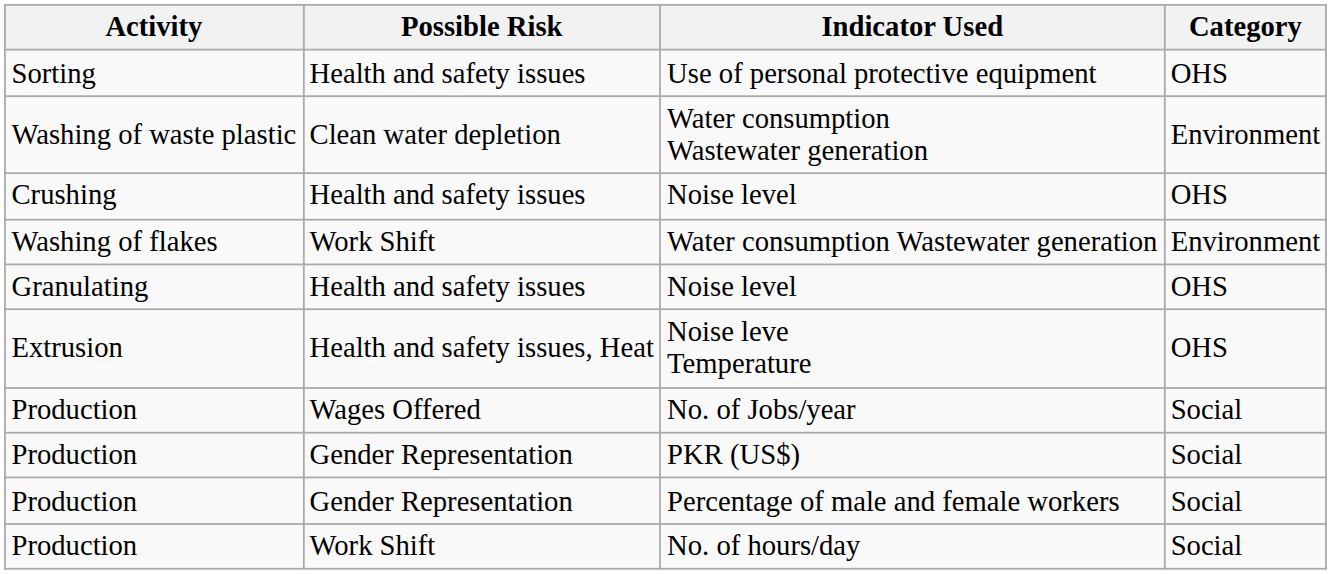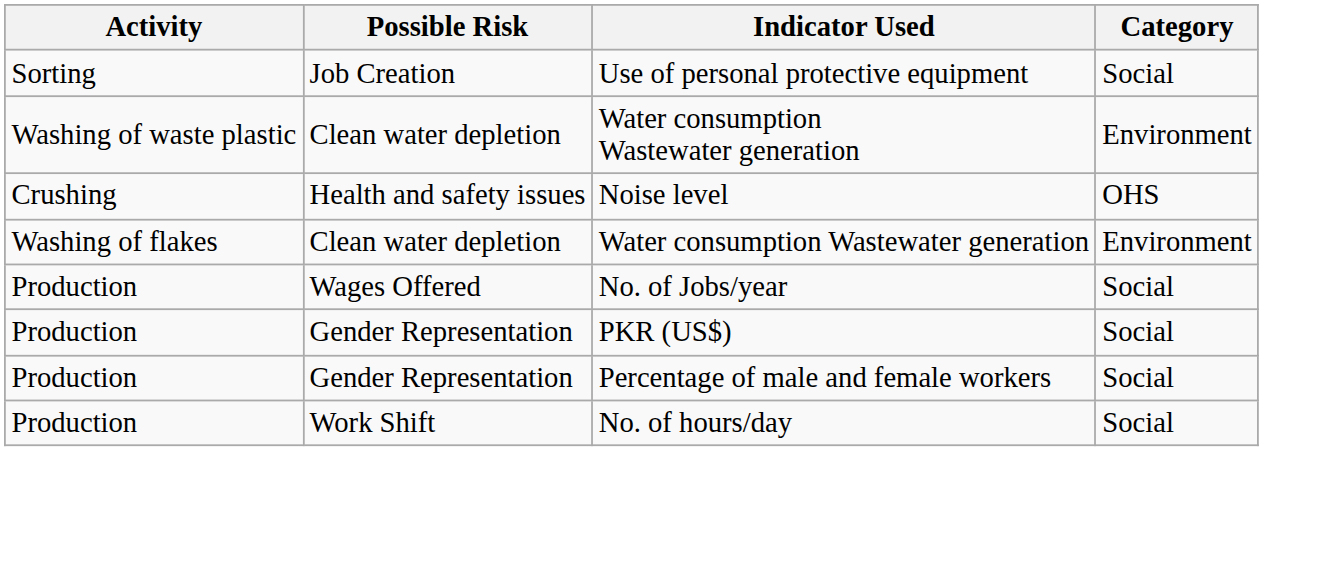(448, 72) Health and safety issues -> (382, 72) Job Creation
(1199, 72) OHS -> (1138, 72) Social
(372, 241) Work Shift -> (435, 241) Clean water depletion
- row: (80, 286)
- row: (67, 348)
